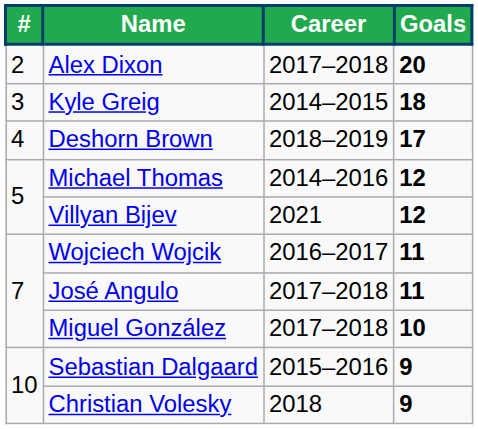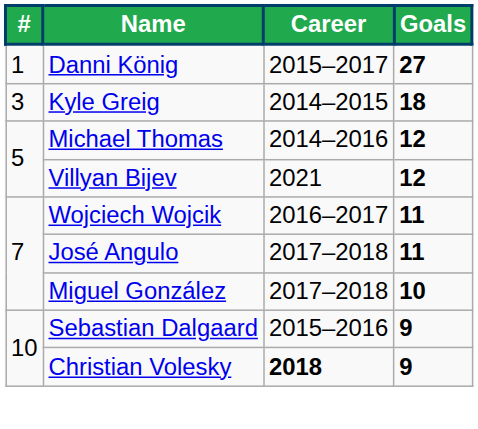+ row: (113, 64)
- row: (105, 64)
- row: (131, 139)
(295, 404) normal -> (295, 366) bold
